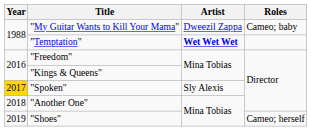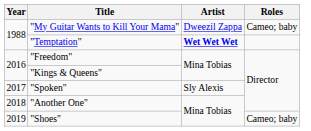(16, 88) gold background -> (16, 88) no background
(276, 118) Cameo; herself -> (272, 118) Cameo; baby
